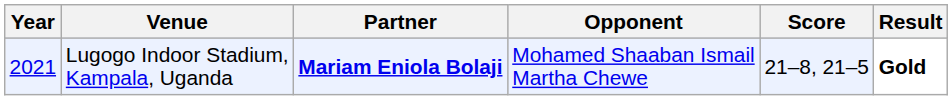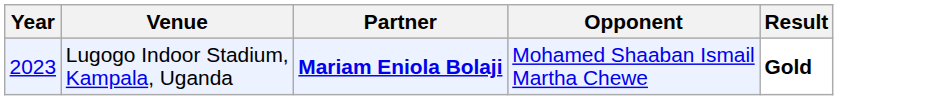- column: (817, 22)
(33, 66) 2021 -> (33, 66) 2023
